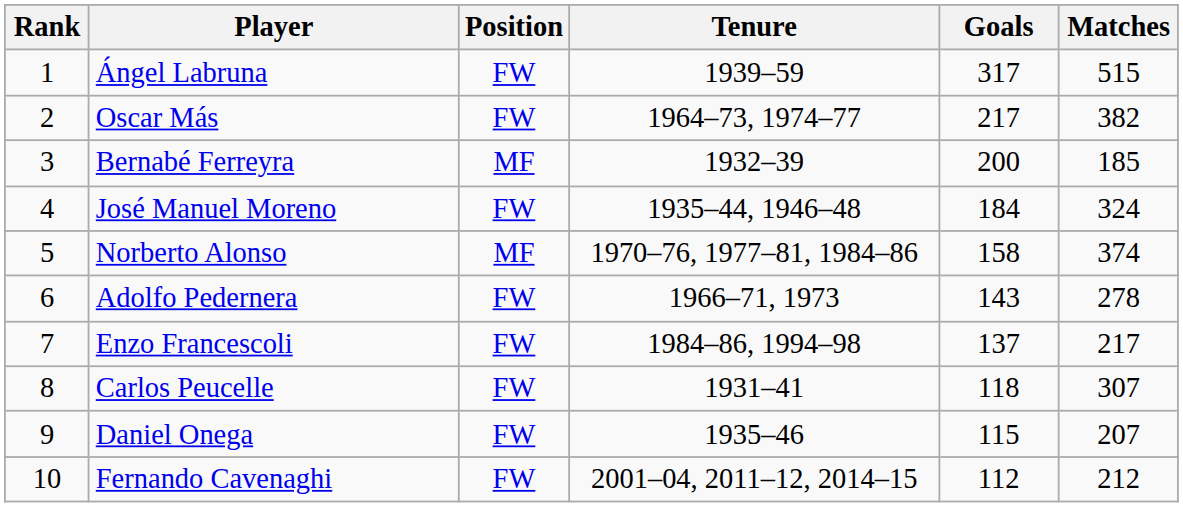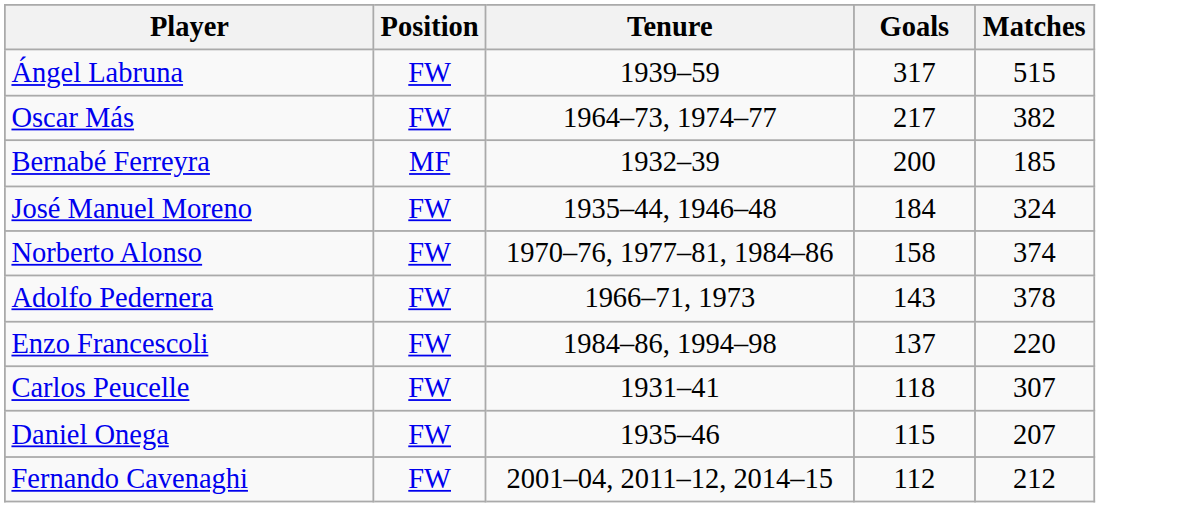- column: (47, 27)
(514, 252) MF -> (430, 252) FW
(1119, 298) 278 -> (1034, 298) 378
(1119, 343) 217 -> (1034, 343) 220
